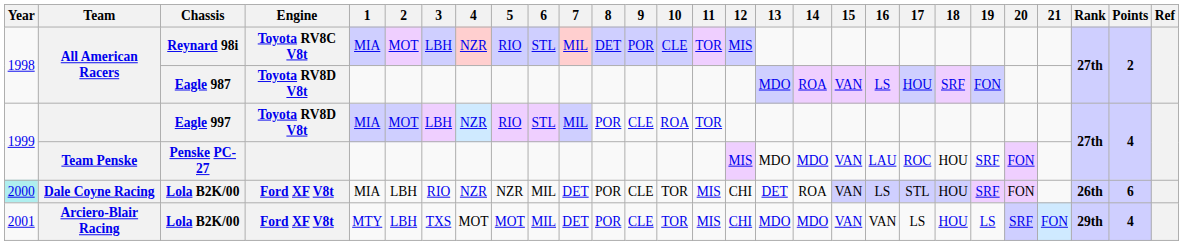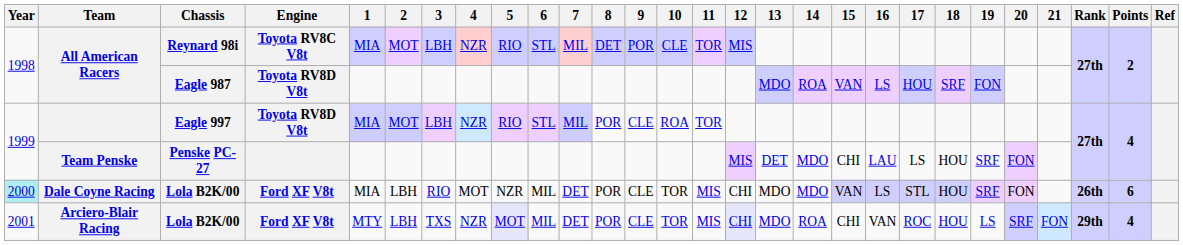(775, 161) MDO -> (775, 161) DET
(848, 161) VAN -> (848, 161) CHI
(917, 161) ROC -> (917, 161) LS
(473, 191) NZR -> (473, 191) MOT
(775, 191) DET -> (775, 191) MDO
(813, 191) ROA -> (813, 191) MDO
(473, 221) MOT -> (473, 221) NZR
(510, 221) no background -> (510, 221) lavender background
(740, 221) no background -> (740, 221) lavender background
(813, 221) MDO -> (813, 221) ROA
(848, 221) VAN -> (848, 221) CHI
(917, 221) LS -> (917, 221) ROC
